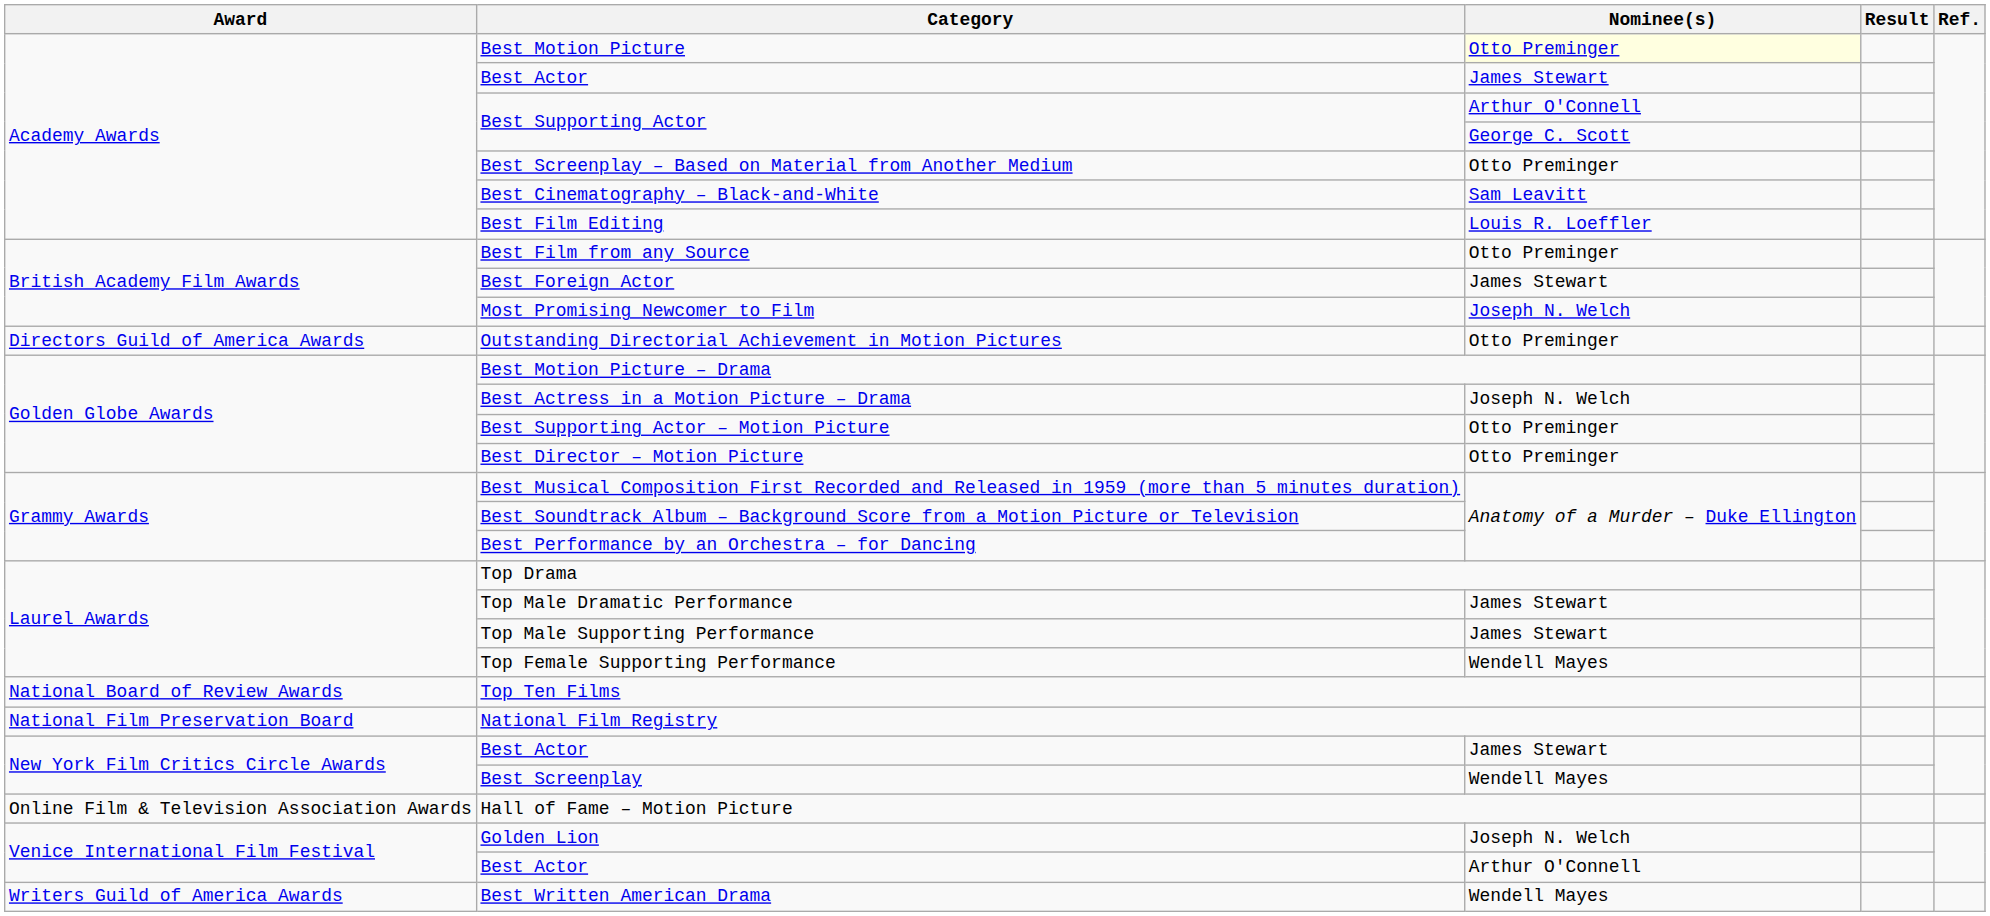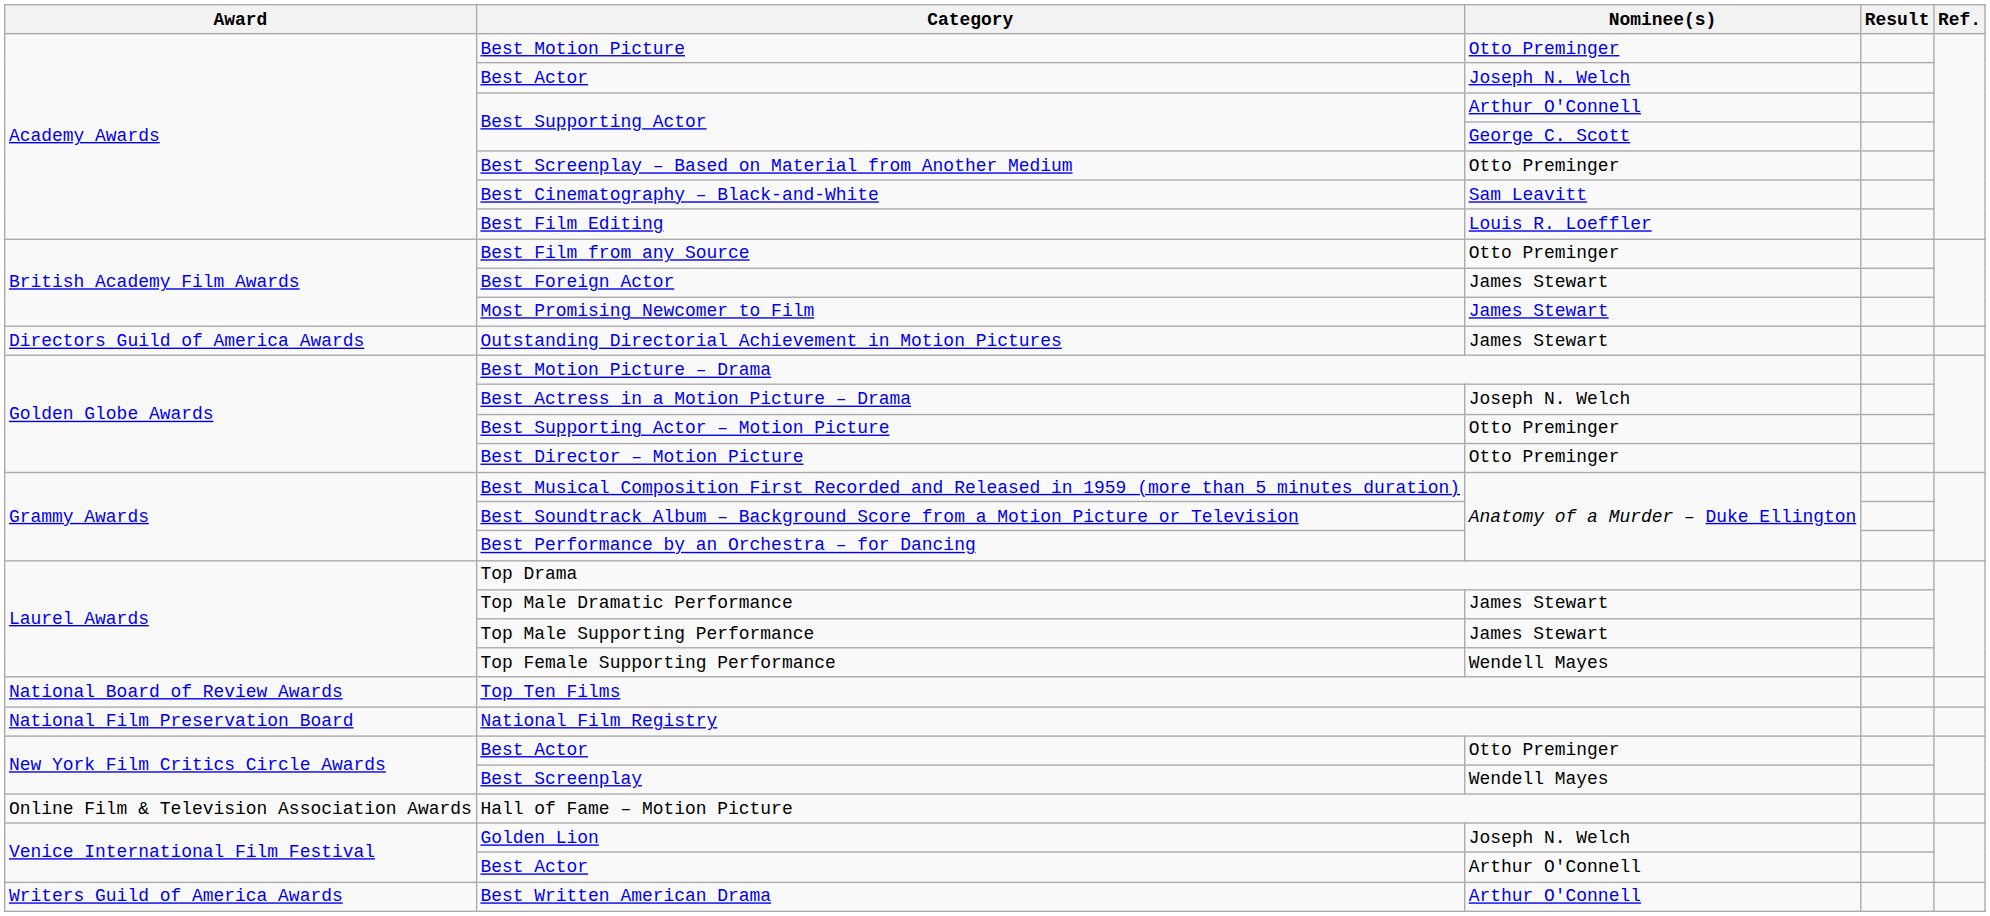(1544, 49) lightyellow background -> (1544, 49) no background
(1539, 78) James Stewart -> (1549, 78) Joseph N. Welch
(1549, 312) Joseph N. Welch -> (1539, 312) James Stewart
(1544, 341) Otto Preminger -> (1539, 341) James Stewart
(1539, 750) James Stewart -> (1544, 750) Otto Preminger
(1539, 896) Wendell Mayes -> (1555, 896) Arthur O'Connell
